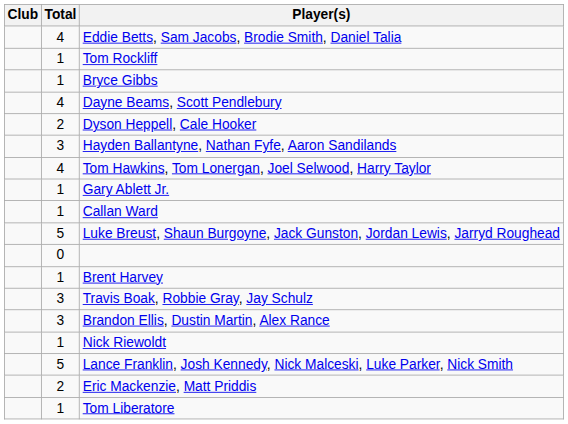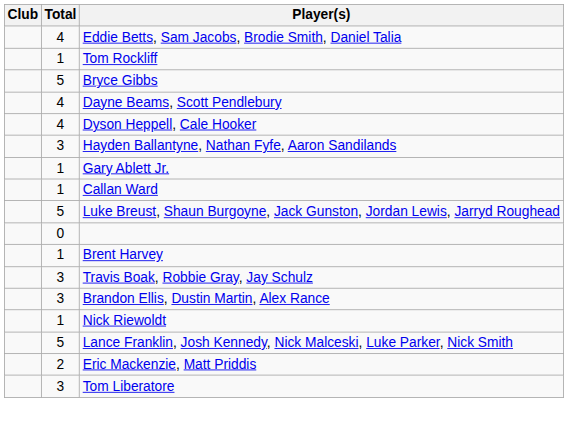(60, 80) 1 -> (60, 80) 5
(60, 124) 2 -> (60, 124) 4
- row: (257, 168)
(60, 408) 1 -> (60, 386) 3
